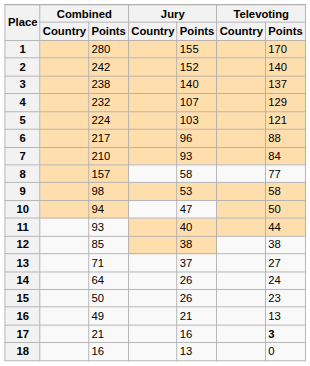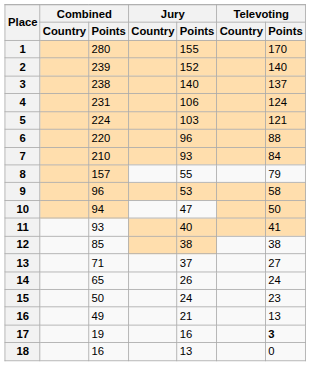(101, 67) 242 -> (101, 67) 239
(101, 103) 232 -> (101, 103) 231
(189, 103) 107 -> (189, 103) 106
(278, 103) 129 -> (278, 103) 124
(101, 138) 217 -> (101, 138) 220
(186, 174) 58 -> (186, 174) 55
(275, 174) 77 -> (275, 174) 79
(98, 192) 98 -> (98, 192) 96
(275, 227) 44 -> (275, 227) 41
(98, 281) 64 -> (98, 281) 65
(186, 298) 26 -> (186, 298) 24
(98, 334) 21 -> (98, 334) 19
